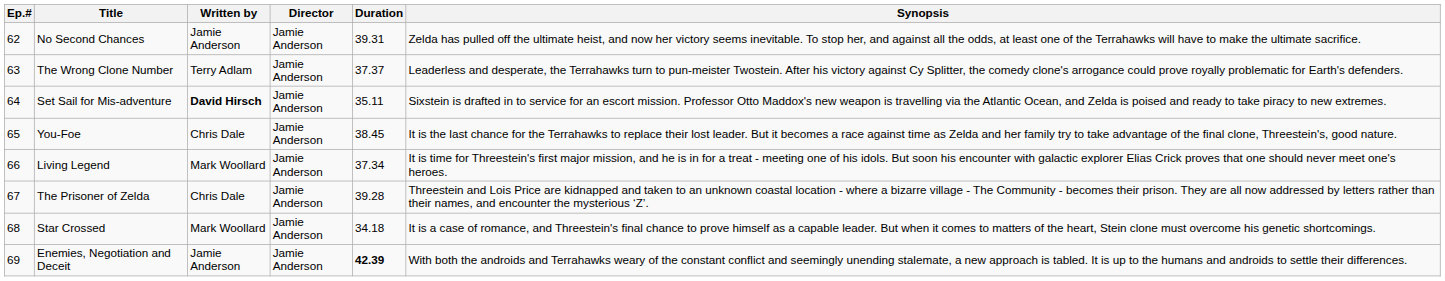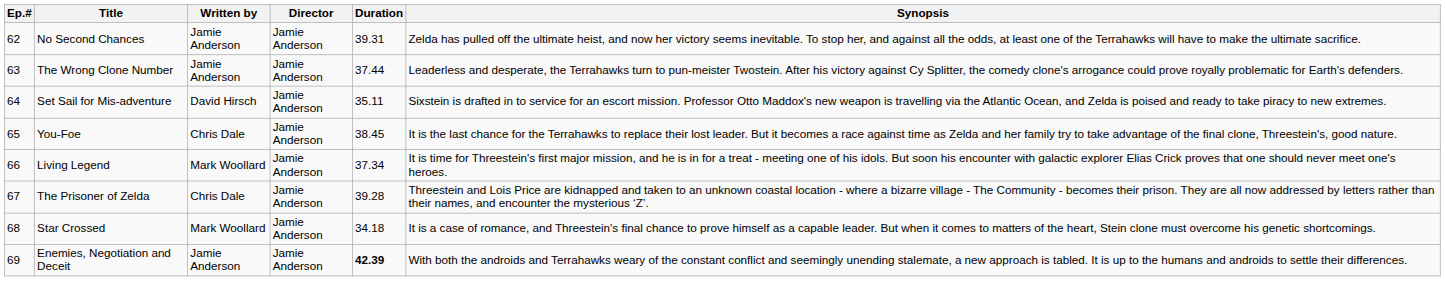(221, 70) Terry Adlam -> (215, 70) Jamie Anderson
(370, 70) 37.37 -> (370, 70) 37.44
(226, 102) bold -> (223, 102) normal
